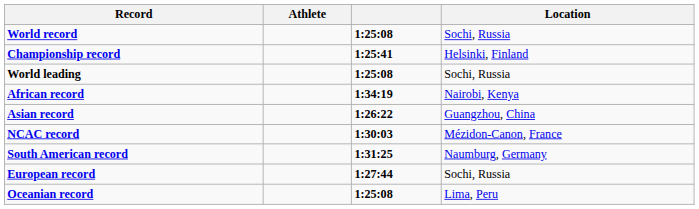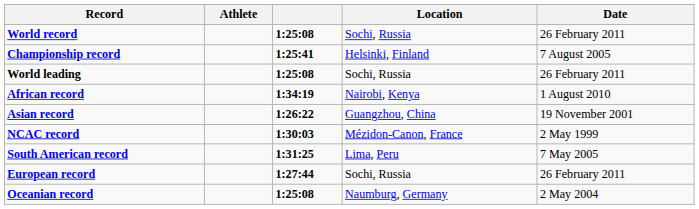+ column: (615, 14)
(496, 154) Naumburg, Germany -> (372, 154) Lima, Peru
(471, 194) Lima, Peru -> (396, 194) Naumburg, Germany
